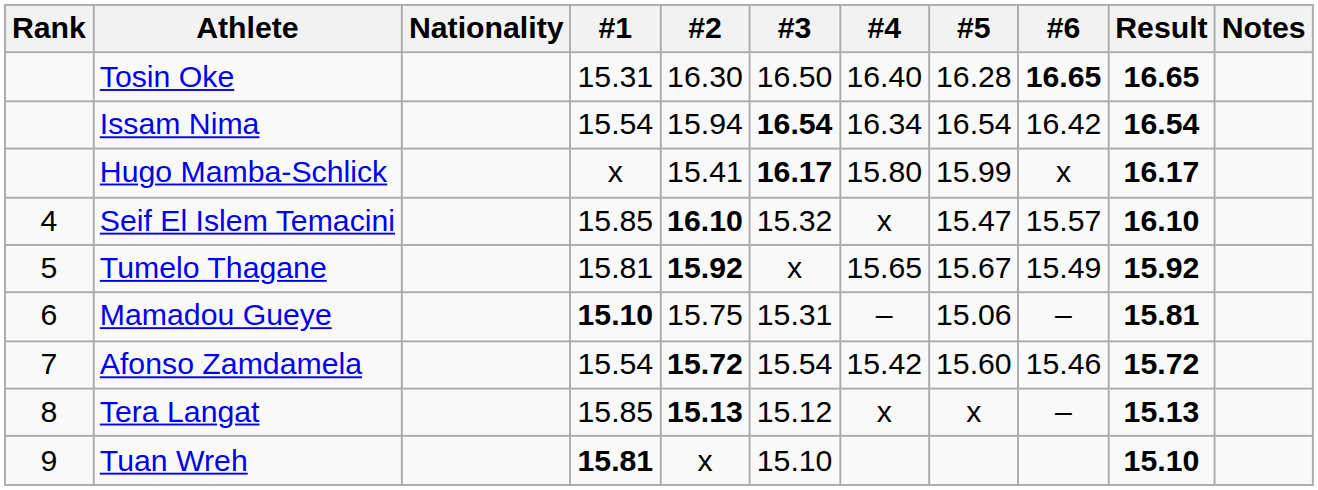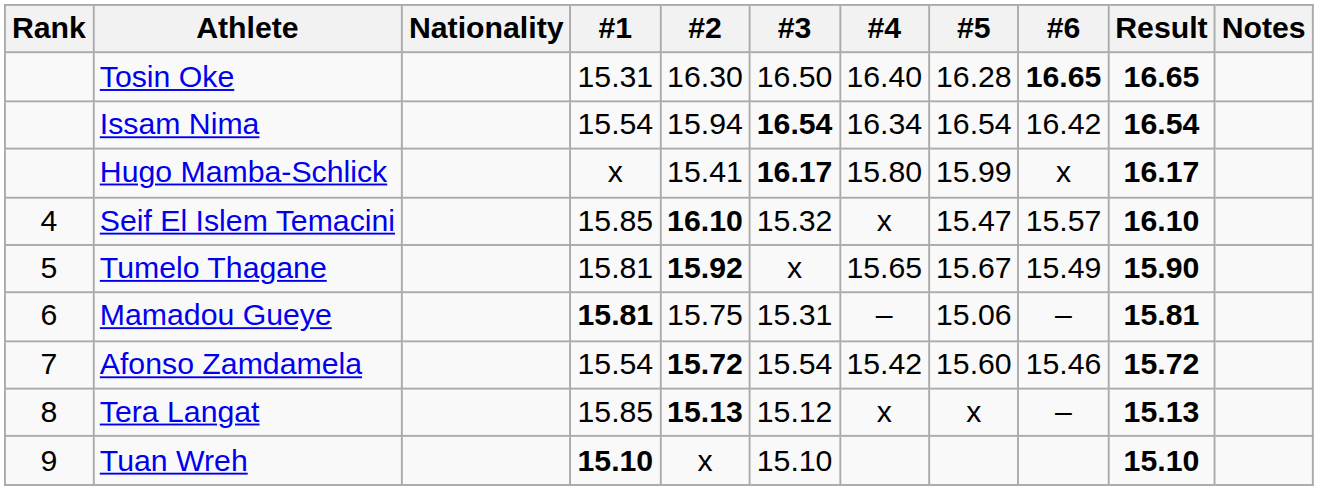(1161, 268) 15.92 -> (1161, 268) 15.90
(615, 316) 15.10 -> (615, 316) 15.81
(615, 460) 15.81 -> (615, 460) 15.10
